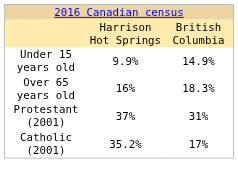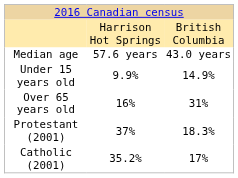+ row: (46, 55)
(198, 89) 18.3% -> (198, 103) 31%
(198, 116) 31% -> (198, 131) 18.3%
